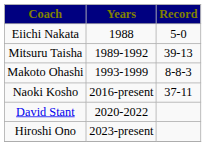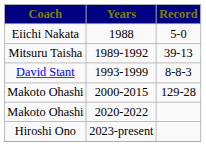(45, 72) Makoto Ohashi -> (45, 72) David Stant
+ row: (121, 92)
- row: (121, 92)
(45, 111) David Stant -> (45, 111) Makoto Ohashi
